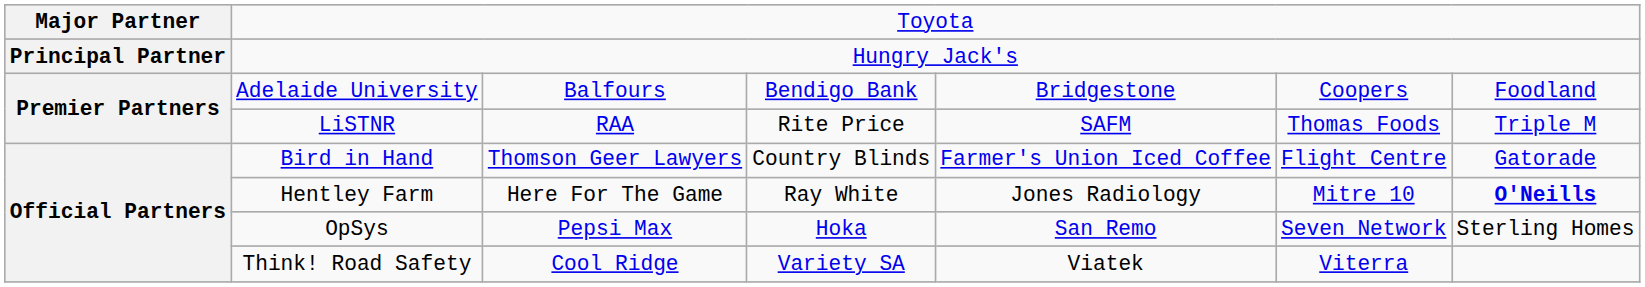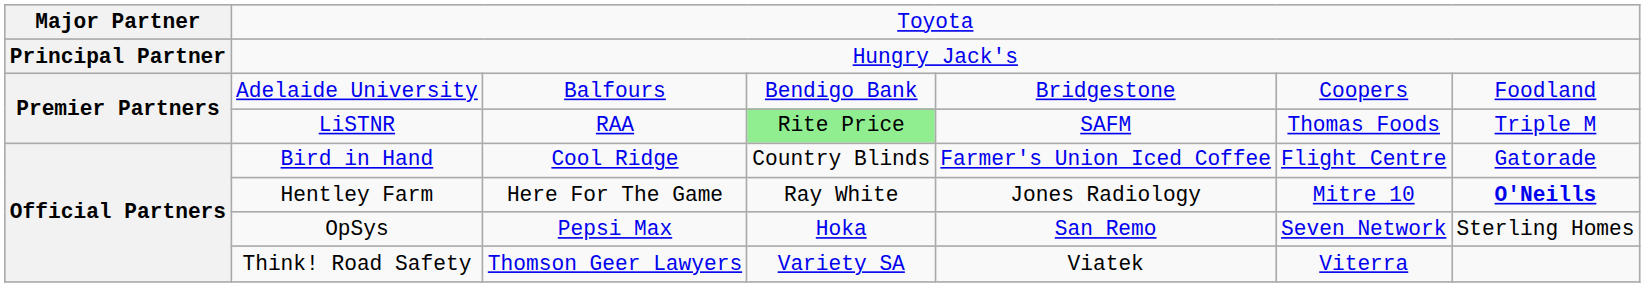(841, 126) no background -> (841, 126) lightgreen background
(615, 160) Thomson Geer Lawyers -> (615, 160) Cool Ridge
(615, 264) Cool Ridge -> (615, 264) Thomson Geer Lawyers
